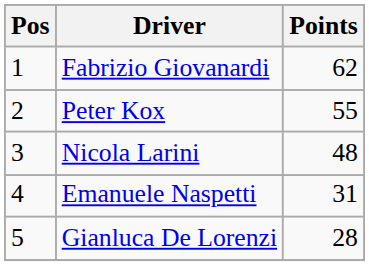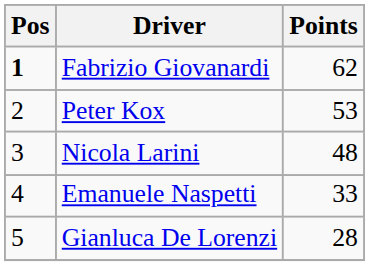(17, 67) normal -> (17, 67) bold
(345, 110) 55 -> (345, 110) 53
(345, 194) 31 -> (345, 194) 33
